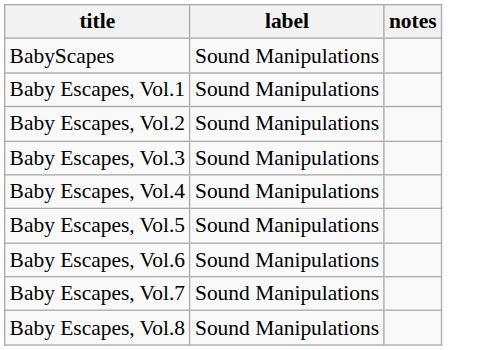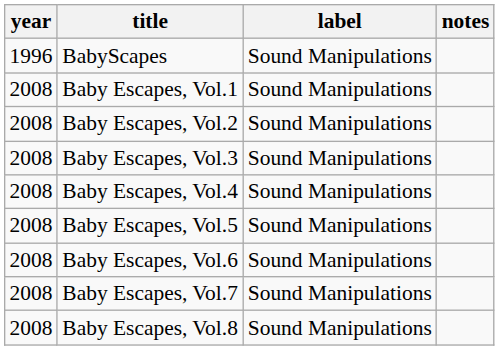+ column: (31, 21)
